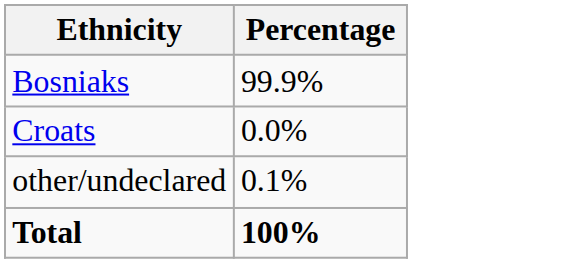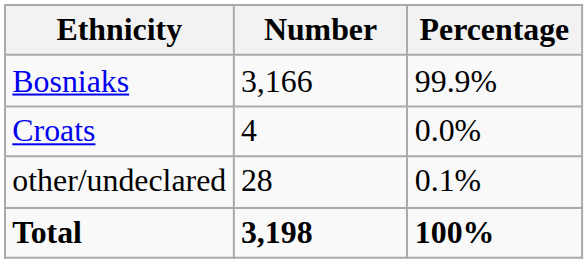+ column: (321, 29)
